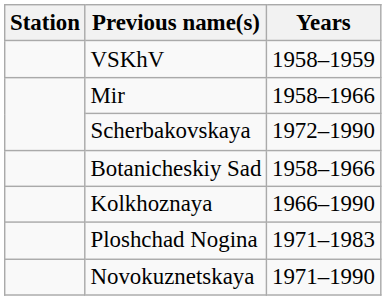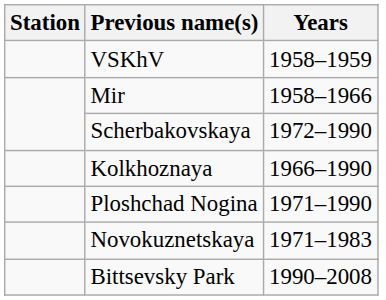- row: (176, 167)
(323, 240) 1971–1983 -> (320, 204) 1971–1990
(323, 276) 1971–1990 -> (320, 240) 1971–1983
+ row: (163, 276)
